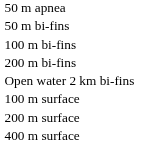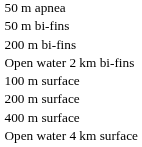- row: (40, 44)
+ row: (71, 135)
